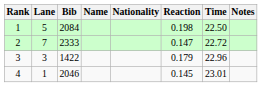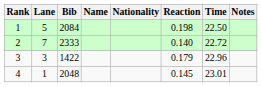(182, 43) 0.147 -> (182, 43) 0.140
(69, 74) 2046 -> (69, 74) 2048
